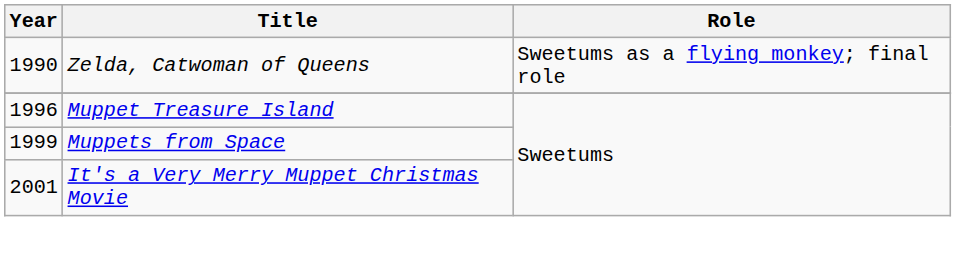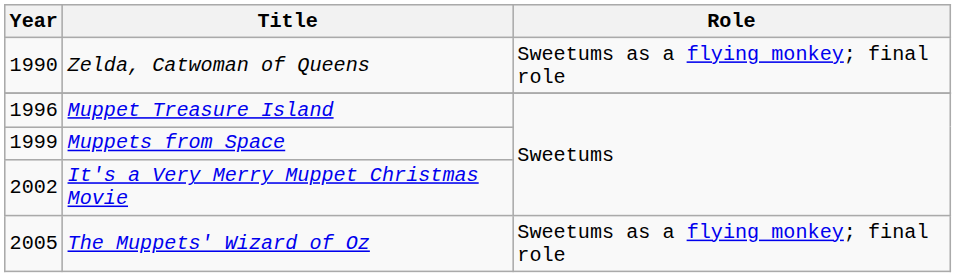(34, 187) 2001 -> (34, 187) 2002
+ row: (219, 244)
